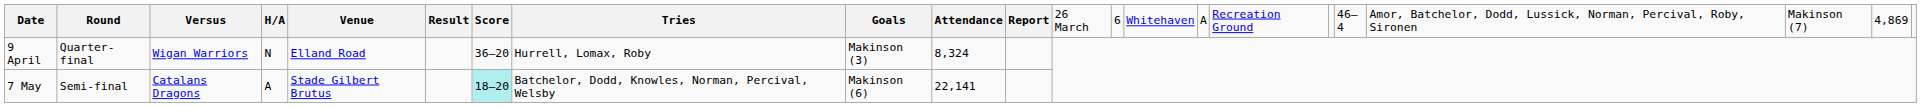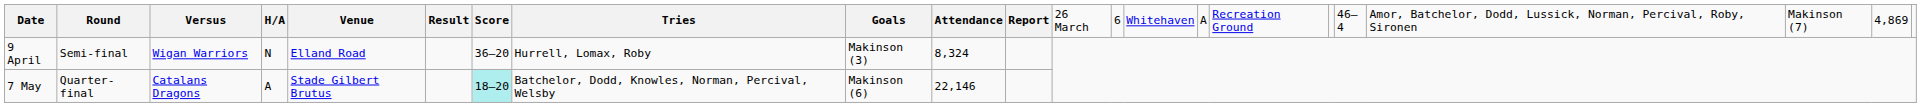(87, 53) Quarter-final -> (94, 53) Semi-final
(94, 86) Semi-final -> (87, 86) Quarter-final
(955, 86) 22,141 -> (955, 86) 22,146
